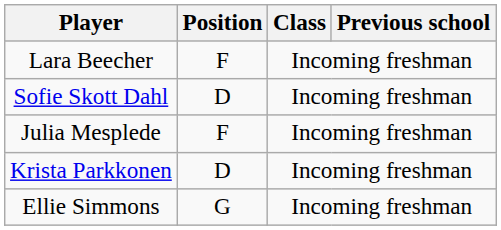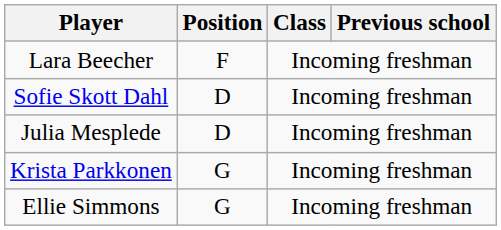(222, 133) F -> (222, 133) D
(222, 170) D -> (222, 170) G
